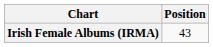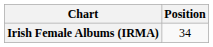(185, 33) 43 -> (185, 33) 34
